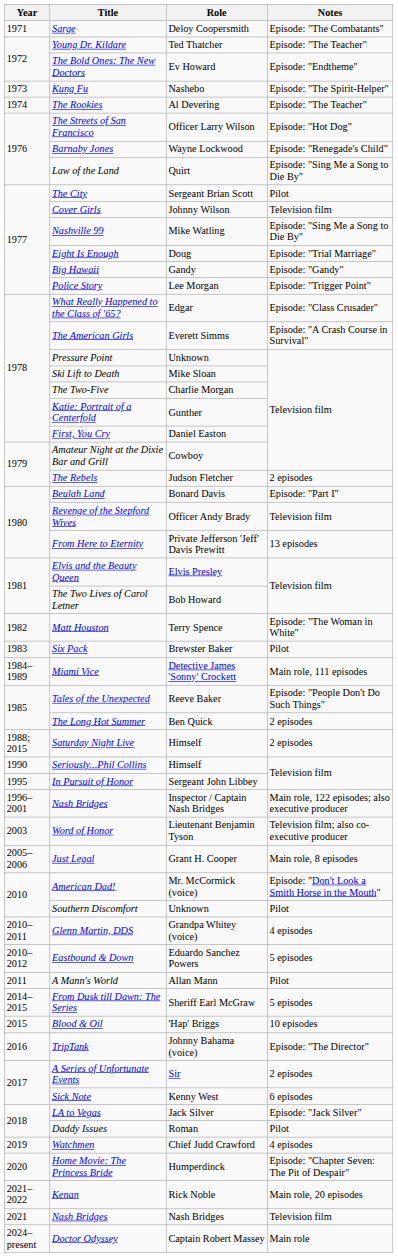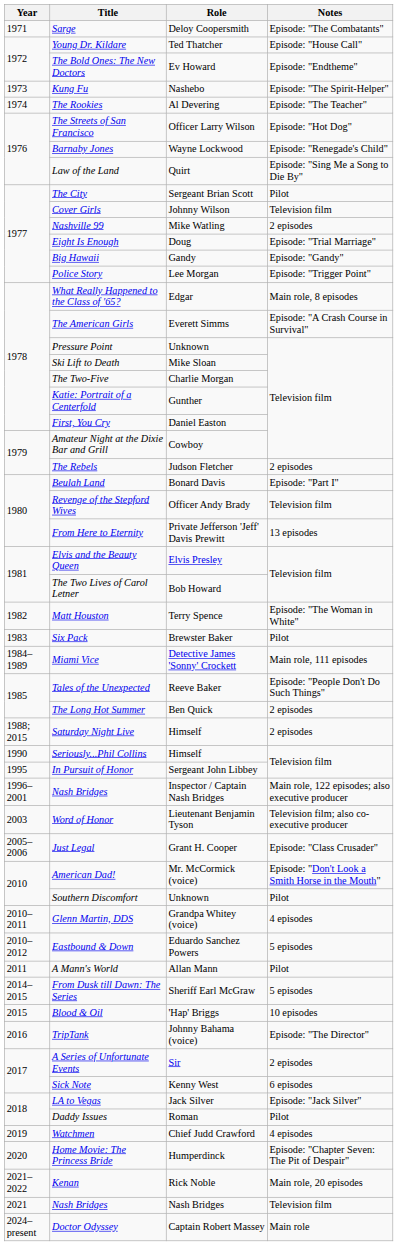(318, 45) Episode: "The Teacher" -> (316, 45) Episode: "House Call"
(329, 231) Episode: "Sing Me a Song to Die By" -> (291, 225) 2 episodes
(324, 308) Episode: "Class Crusader" -> (314, 296) Main role, 8 episodes
(314, 859) Main role, 8 episodes -> (324, 847) Episode: "Class Crusader"
